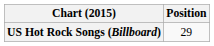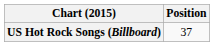(186, 32) 29 -> (186, 32) 37
